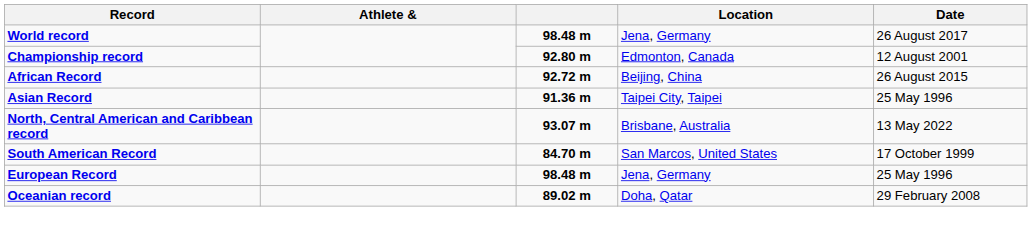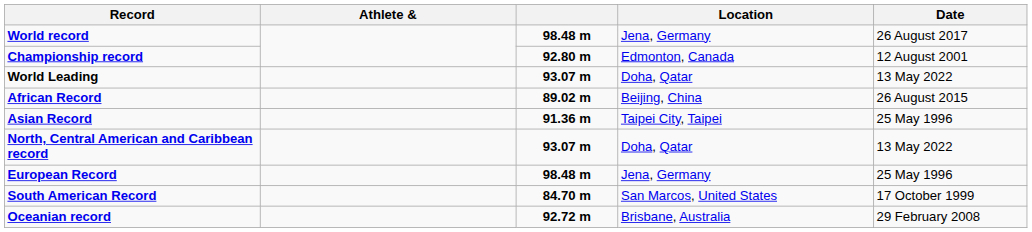+ row: (53, 77)
(567, 77) 92.72 m -> (567, 98) 89.02 m
(676, 126) Brisbane, Australia -> (657, 147) Doha, Qatar
rows swapped: (82, 154) <-> (62, 175)
(567, 196) 89.02 m -> (567, 216) 92.72 m
(657, 196) Doha, Qatar -> (676, 216) Brisbane, Australia
